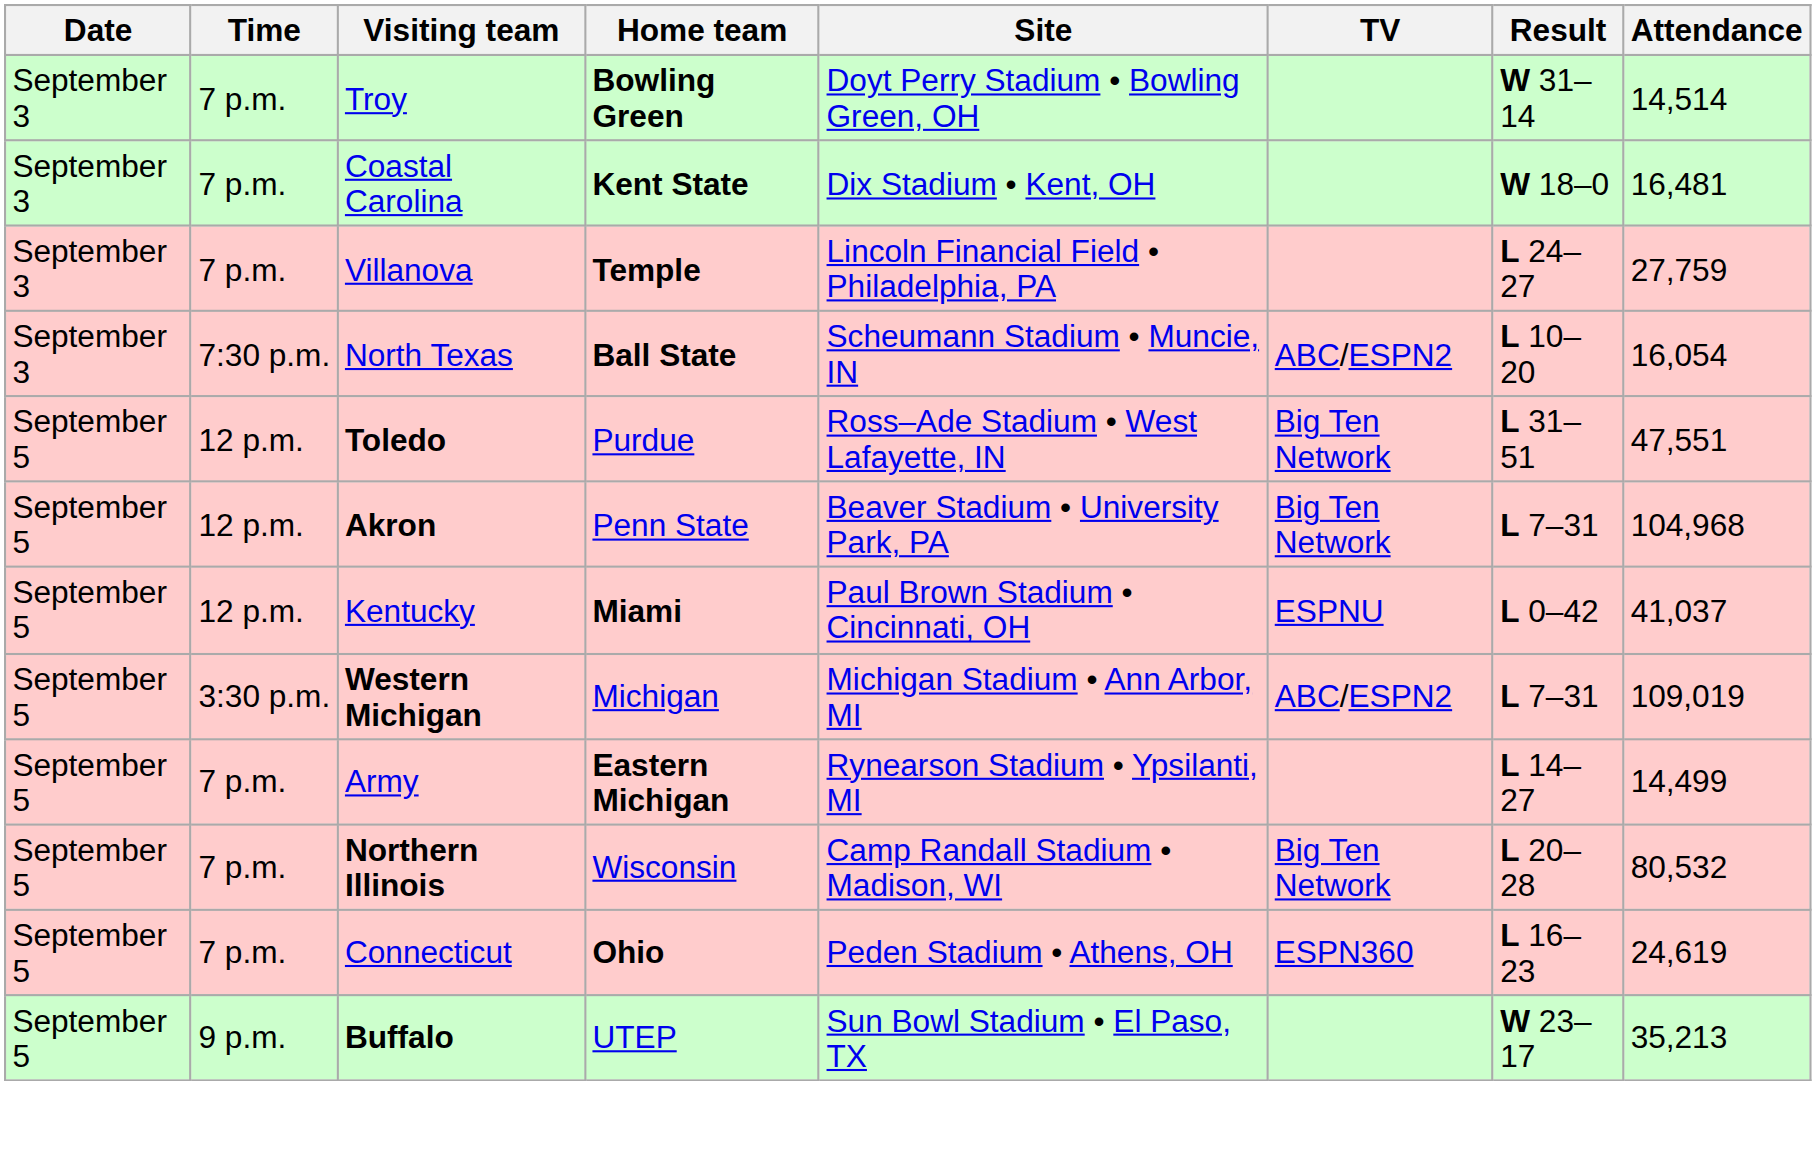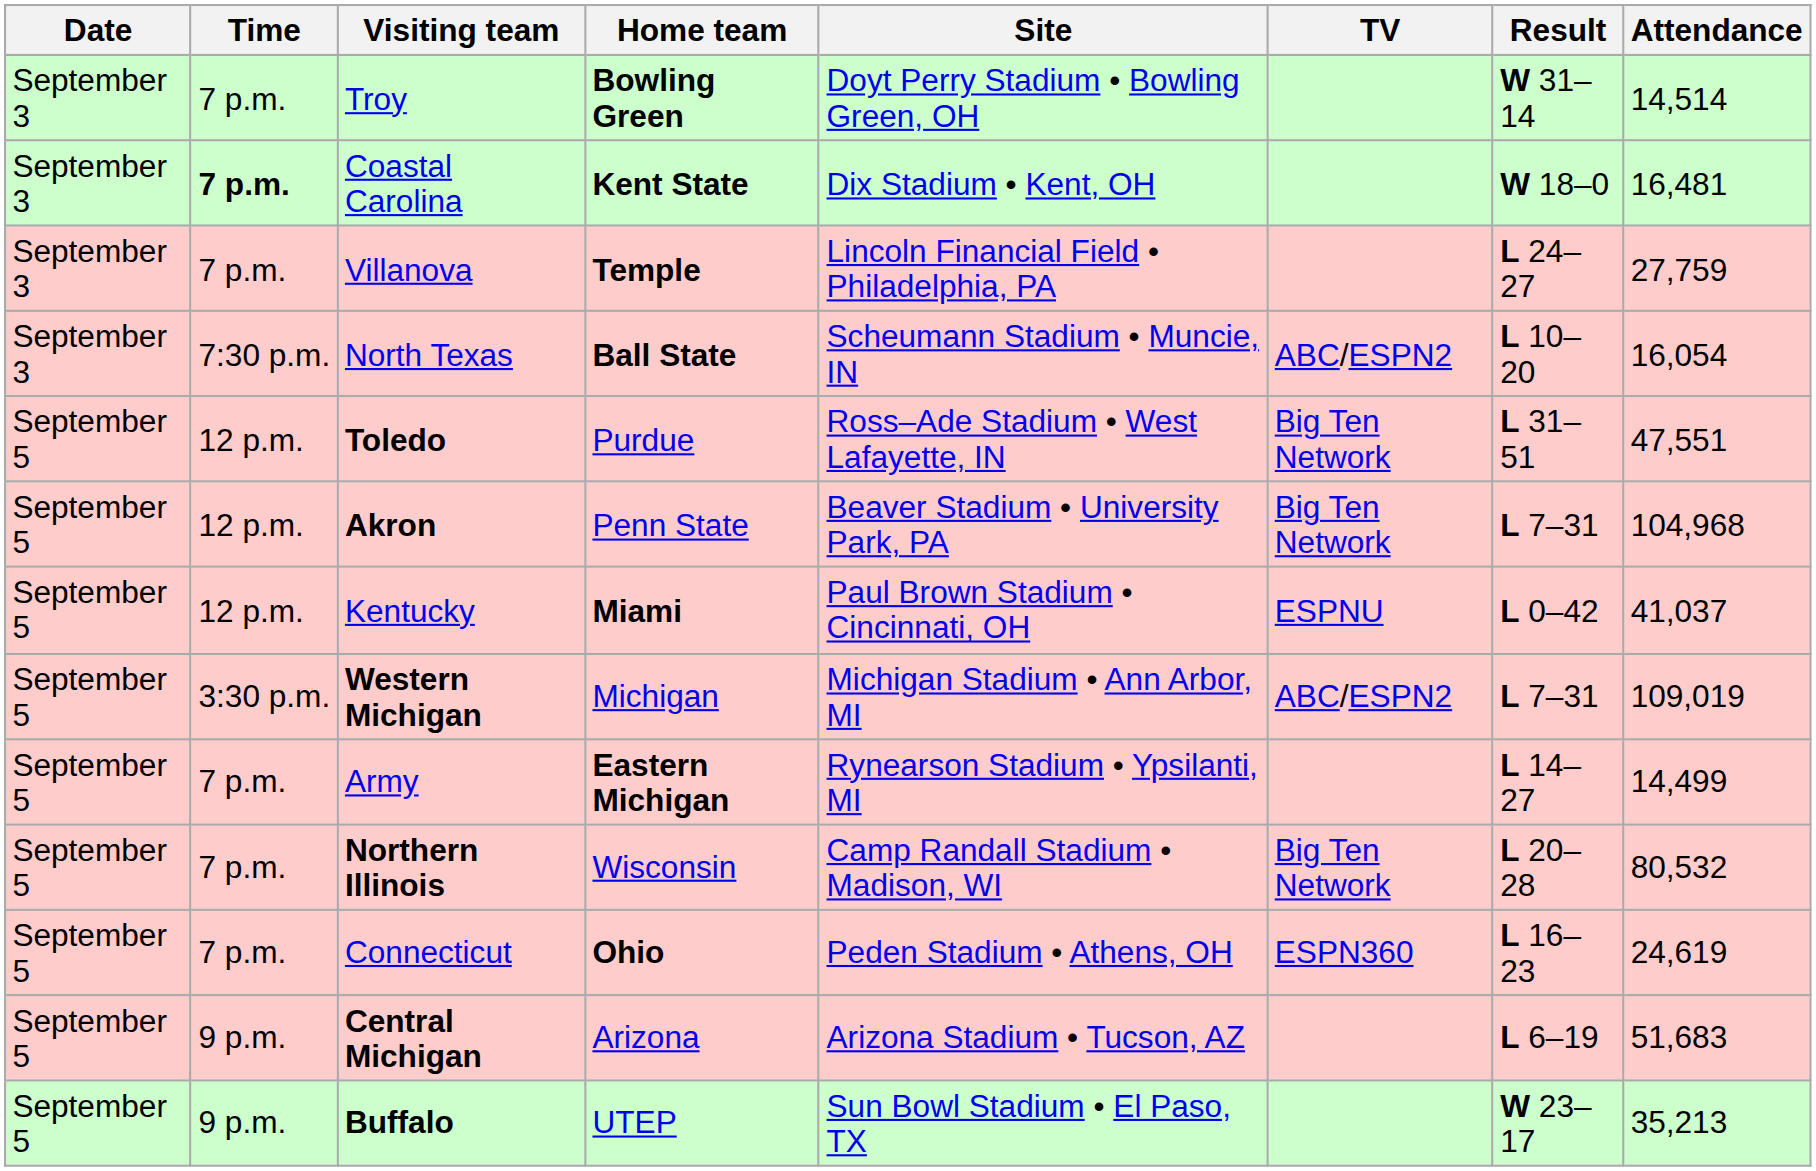(242, 183) normal -> (244, 183) bold
+ row: (413, 1037)
